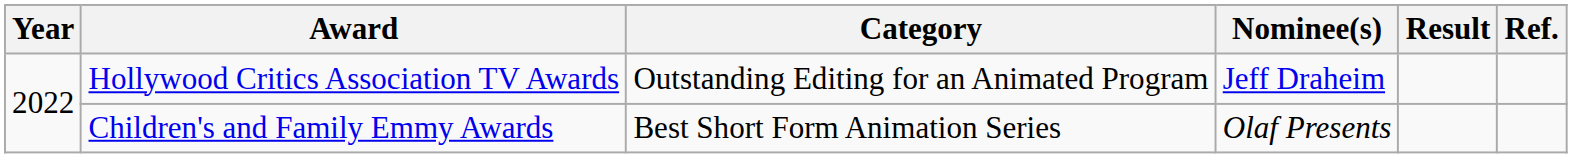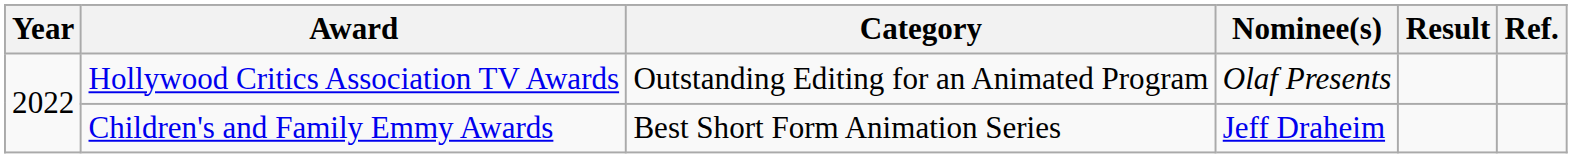(1304, 78) Jeff Draheim -> (1307, 78) Olaf Presents
(1307, 127) Olaf Presents -> (1304, 127) Jeff Draheim
